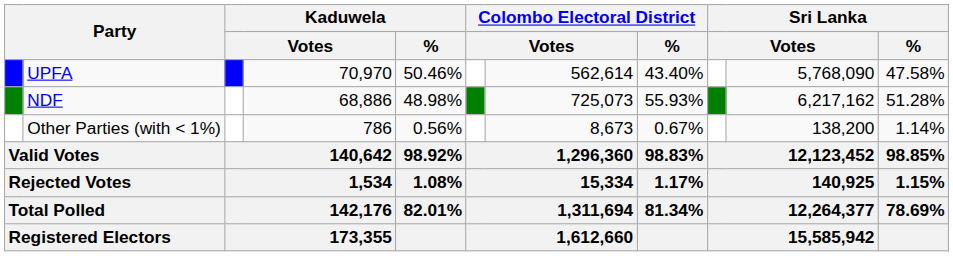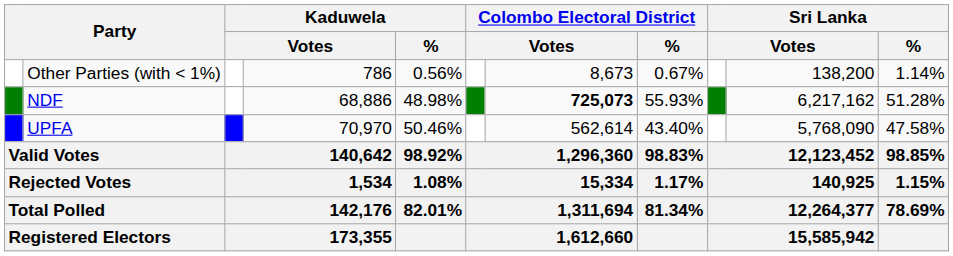rows swapped: (50, 73) <-> (124, 127)
(602, 100) normal -> (602, 100) bold
